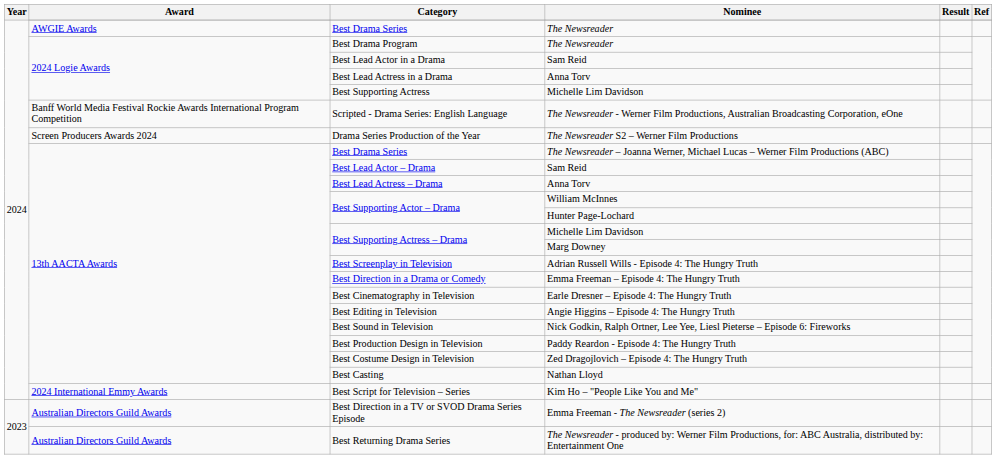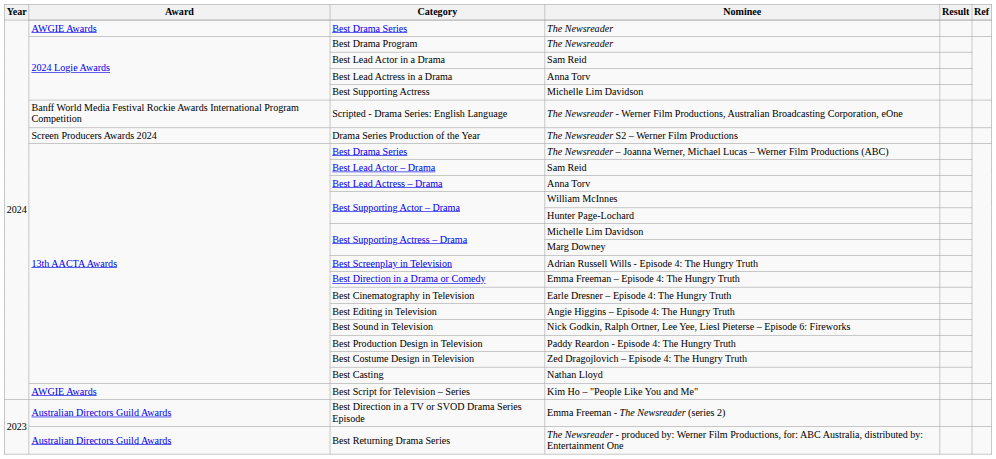(99, 391) 2024 International Emmy Awards -> (64, 391) AWGIE Awards
